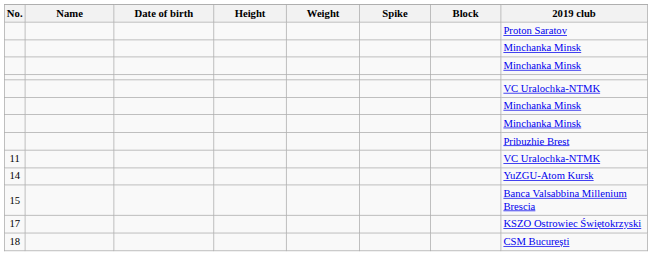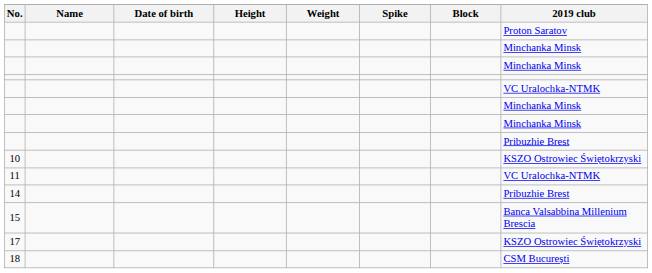+ row: (15, 159)
(549, 176) YuZGU-Atom Kursk -> (536, 194) Pribuzhie Brest
